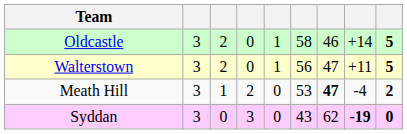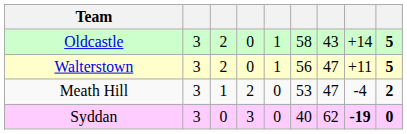(331, 41) 46 -> (331, 41) 43
(331, 91) bold -> (331, 91) normal
(304, 116) 43 -> (304, 116) 40
